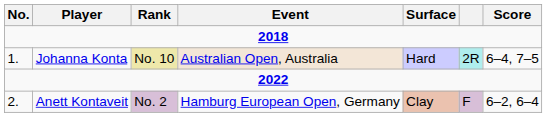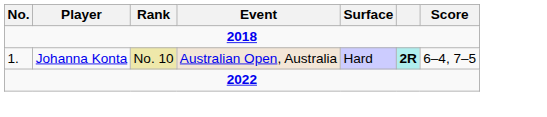(471, 58) normal -> (408, 58) bold
- row: (82, 101)
